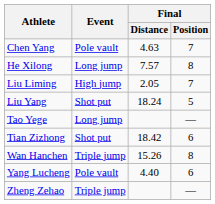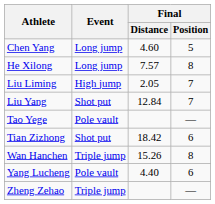(96, 48) Pole vault -> (99, 48) Long jump
(149, 48) 4.63 -> (149, 48) 4.60
(191, 48) 7 -> (191, 48) 5
(149, 101) 18.24 -> (149, 101) 12.84
(191, 101) 5 -> (191, 101) 7
(99, 119) Long jump -> (96, 119) Pole vault
